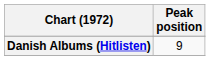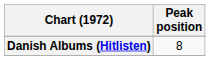(179, 45) 9 -> (179, 45) 8
